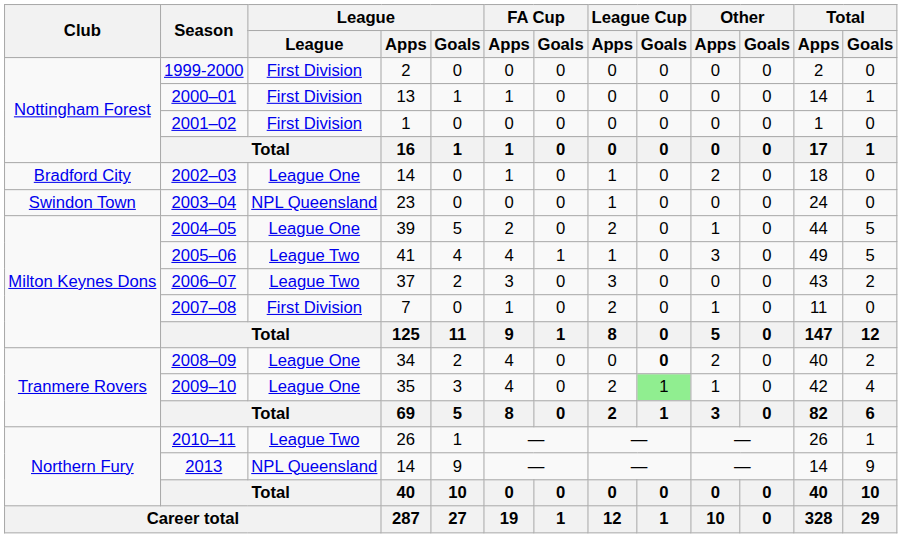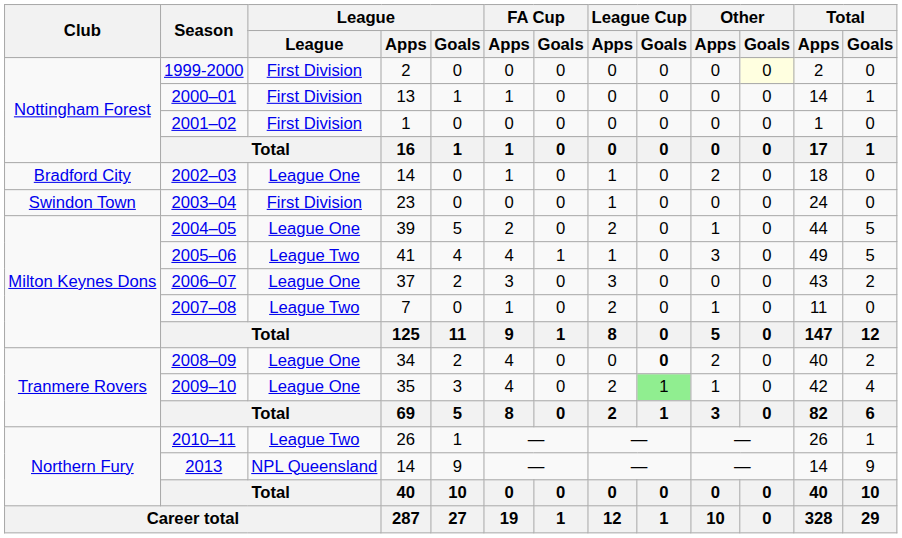(767, 70) no background -> (767, 70) lightyellow background
(314, 202) NPL Queensland -> (314, 202) First Division
(314, 281) League Two -> (314, 281) League One
(314, 307) First Division -> (314, 307) League Two
